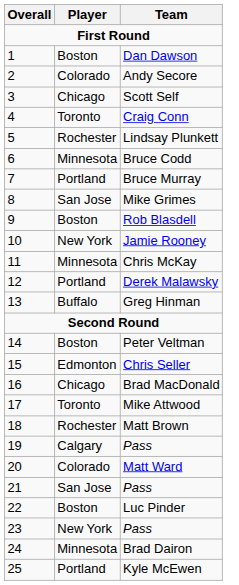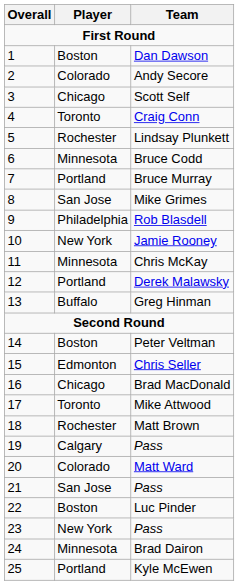(77, 220) Boston -> (93, 220) Philadelphia
